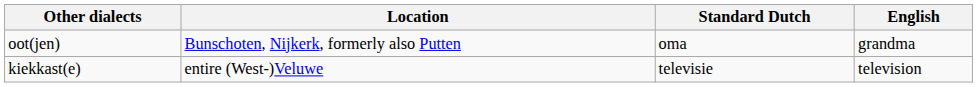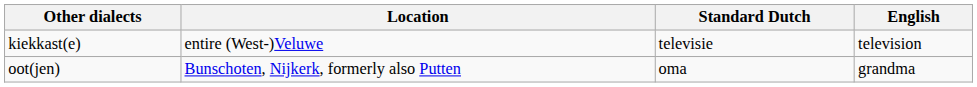rows swapped: (34, 43) <-> (45, 69)
